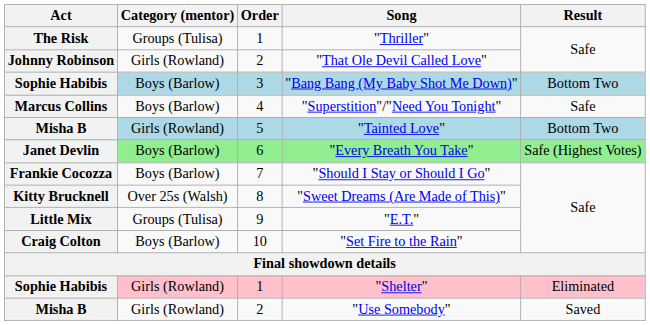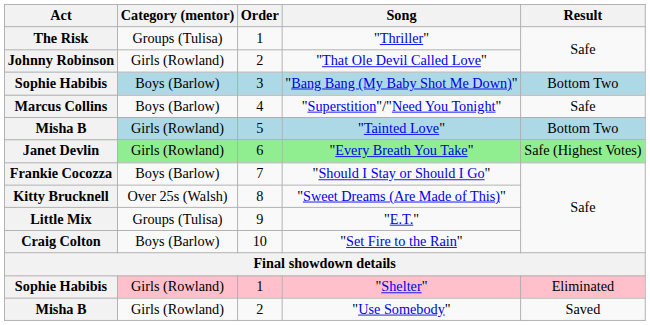(177, 151) Boys (Barlow) -> (177, 151) Girls (Rowland)
